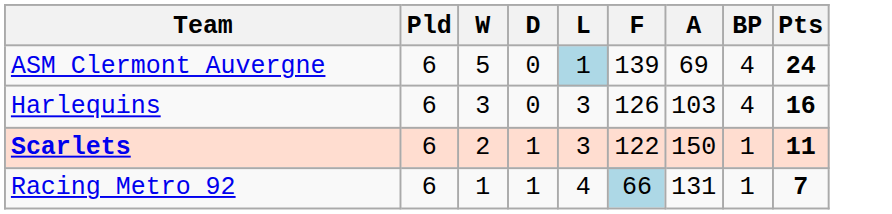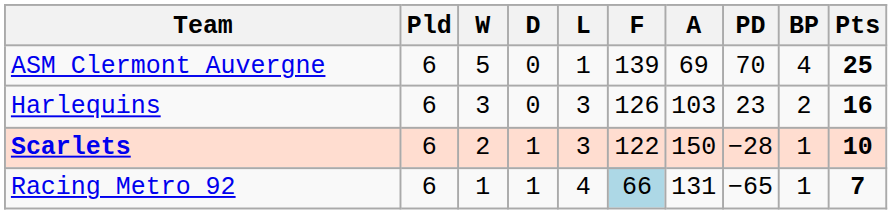+ column: (751, 25)
(583, 66) lightblue background -> (583, 66) no background
(801, 66) 24 -> (858, 66) 25
(747, 107) 4 -> (804, 107) 2
(801, 147) 11 -> (858, 147) 10
